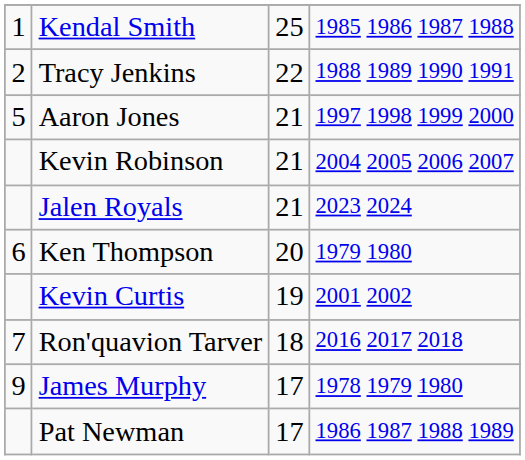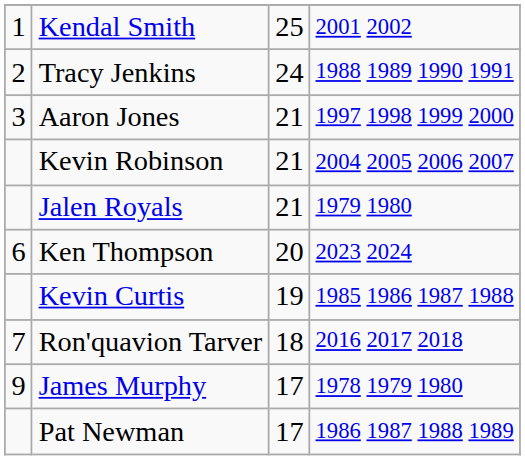(415, 26) 1985 1986 1987 1988 -> (364, 26) 2001 2002
(289, 71) 22 -> (289, 71) 24
(18, 116) 5 -> (18, 116) 3
(364, 206) 2023 2024 -> (364, 206) 1979 1980
(364, 251) 1979 1980 -> (364, 251) 2023 2024
(364, 296) 2001 2002 -> (415, 296) 1985 1986 1987 1988
